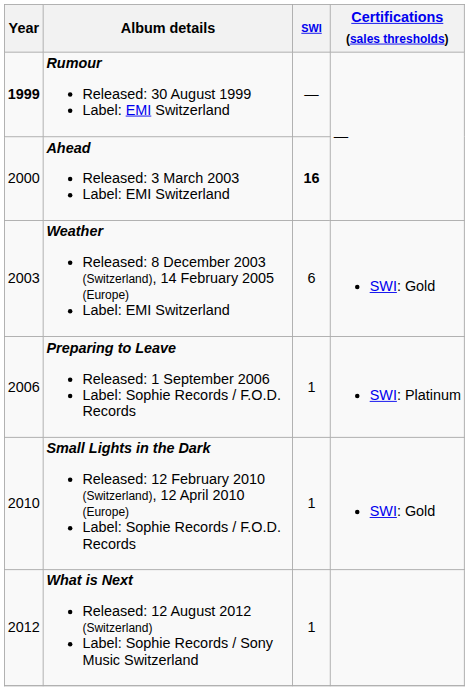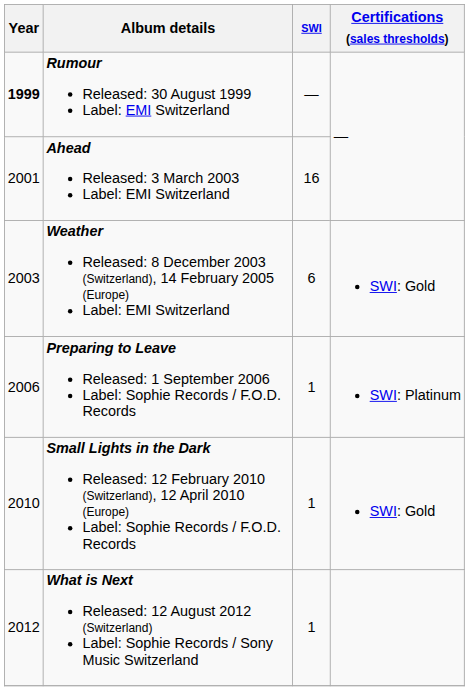(24, 178) 2000 -> (24, 178) 2001
(312, 178) bold -> (312, 178) normal
